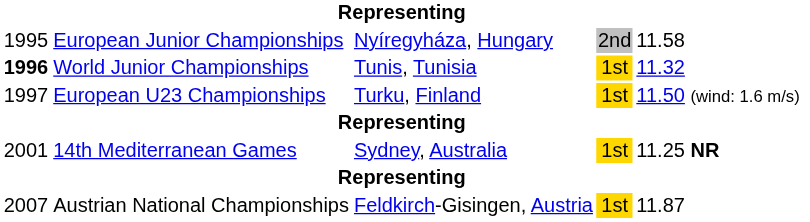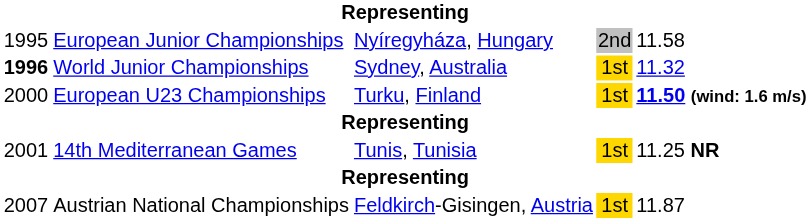(415, 67) Tunis, Tunisia -> (430, 67) Sydney, Australia
(26, 95) 1997 -> (26, 95) 2000
(718, 95) normal -> (721, 95) bold
(430, 150) Sydney, Australia -> (415, 150) Tunis, Tunisia
